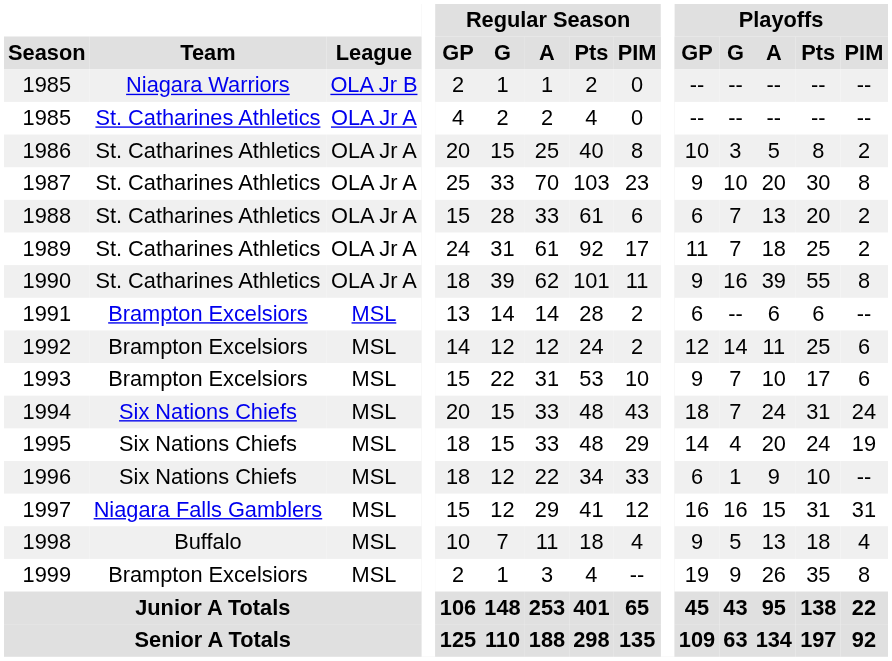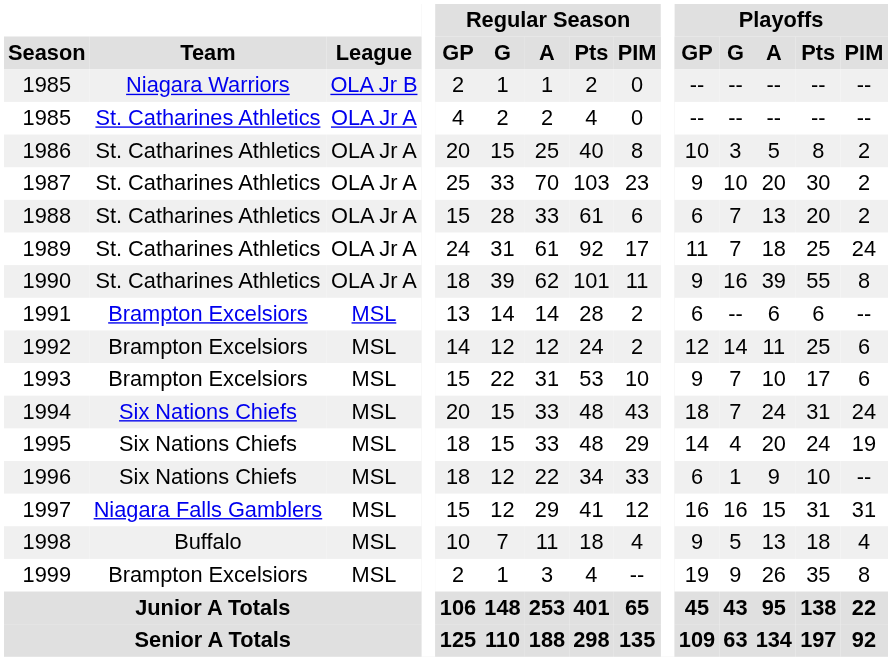(864, 183) 8 -> (864, 183) 2
(864, 248) 2 -> (864, 248) 24
